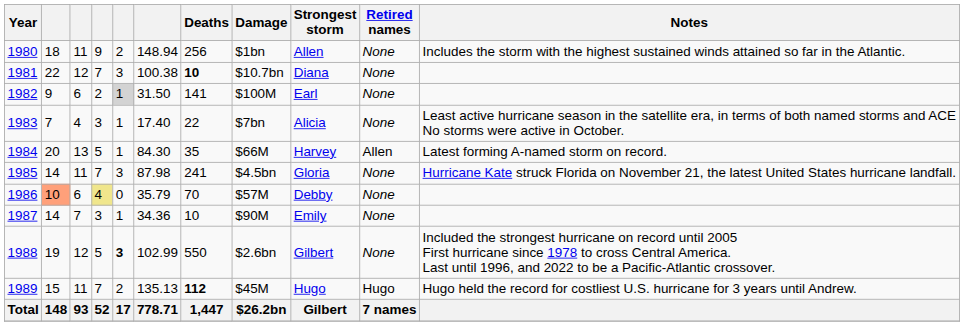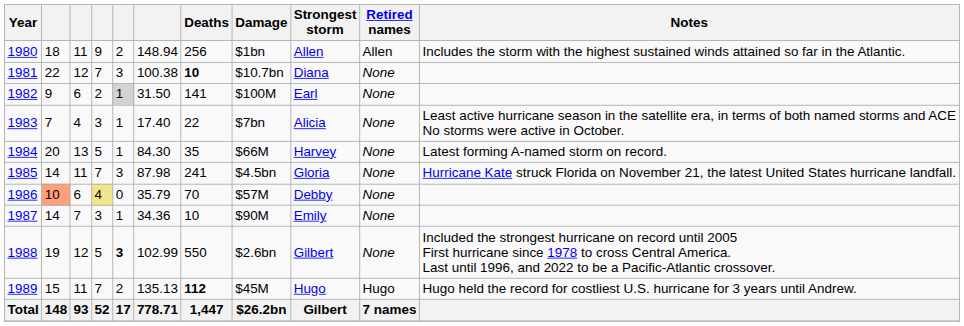(379, 51) None -> (378, 51) Allen
(378, 151) Allen -> (379, 151) None
